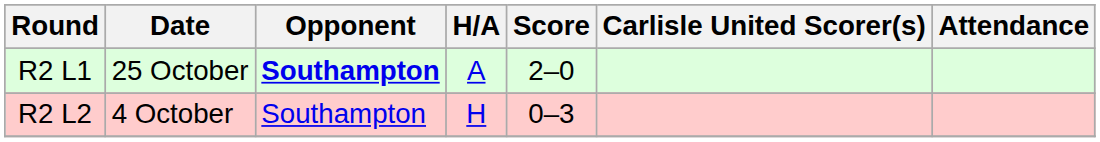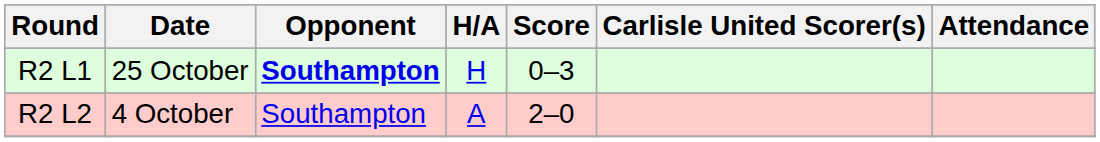(476, 70) A -> (476, 70) H
(551, 70) 2–0 -> (551, 70) 0–3
(476, 114) H -> (476, 114) A
(551, 114) 0–3 -> (551, 114) 2–0
